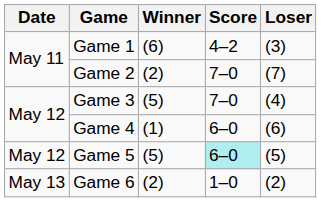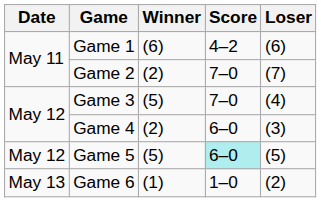(276, 45) (3) -> (276, 45) (6)
(153, 127) (1) -> (153, 127) (2)
(276, 127) (6) -> (276, 127) (3)
(153, 182) (2) -> (153, 182) (1)
